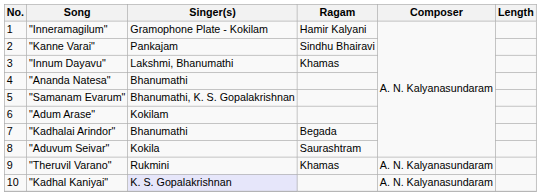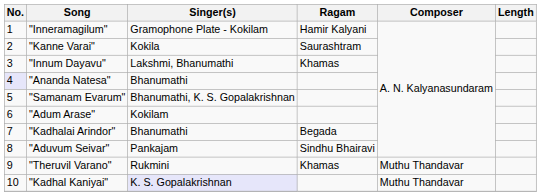(154, 47) Pankajam -> (145, 47) Kokila
(337, 47) Sindhu Bhairavi -> (330, 47) Saurashtram
(10, 81) no background -> (10, 81) lavender background
(145, 149) Kokila -> (154, 149) Pankajam
(330, 149) Saurashtram -> (337, 149) Sindhu Bhairavi
(436, 166) A. N. Kalyanasundaram -> (422, 166) Muthu Thandavar
(436, 183) A. N. Kalyanasundaram -> (422, 183) Muthu Thandavar
